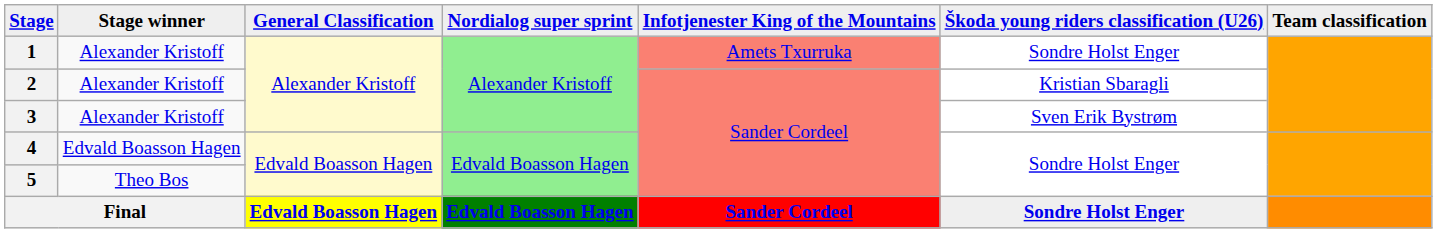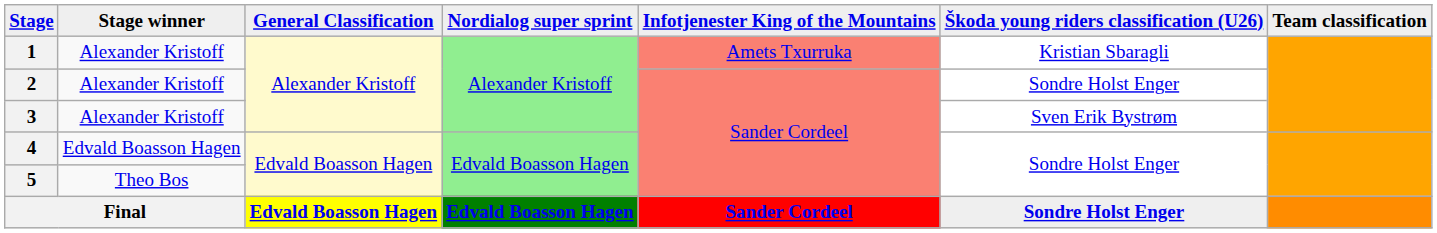(1104, 52) Sondre Holst Enger -> (1104, 52) Kristian Sbaragli
(1104, 84) Kristian Sbaragli -> (1104, 84) Sondre Holst Enger
